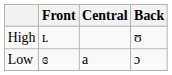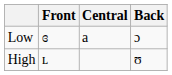rows swapped: (22, 37) <-> (20, 59)
